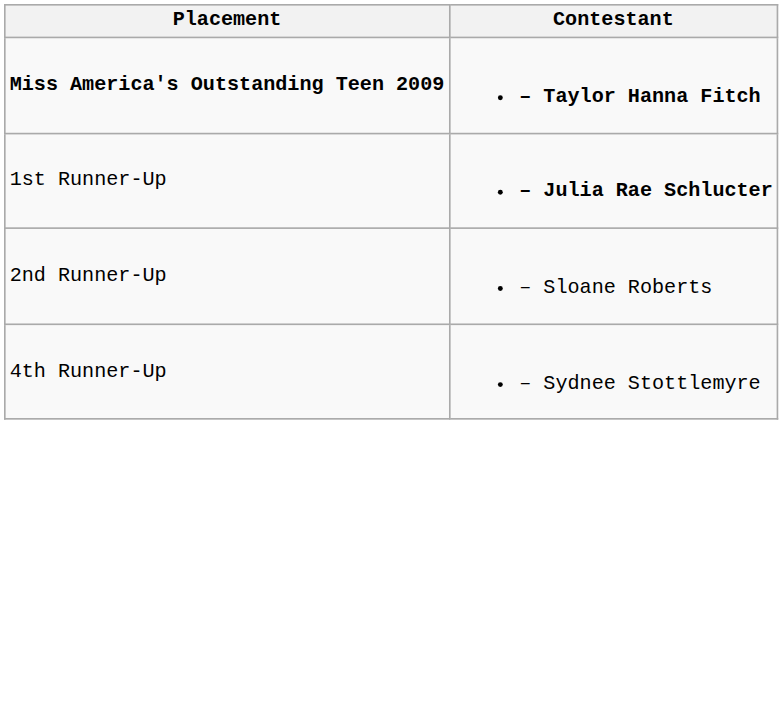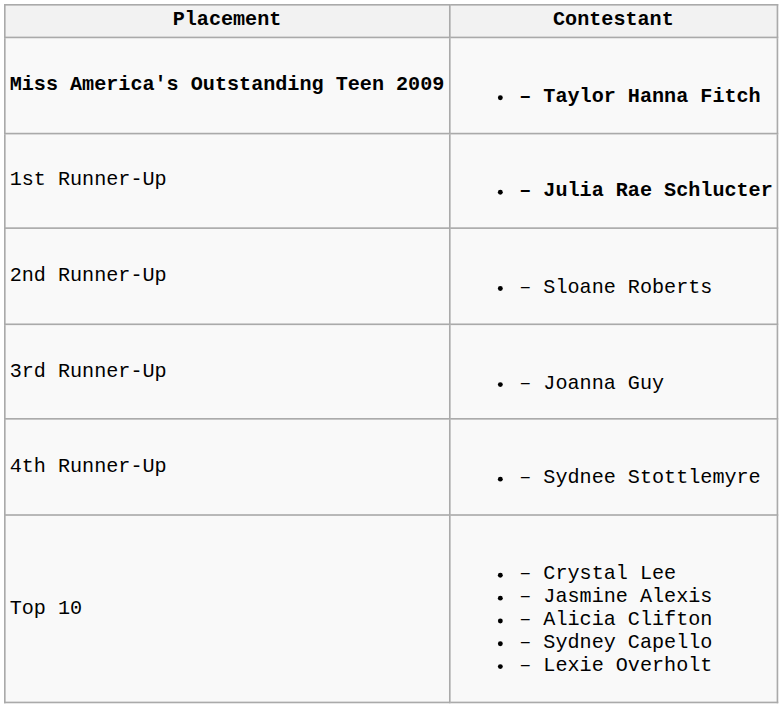+ row: (88, 372)
+ row: (46, 609)
